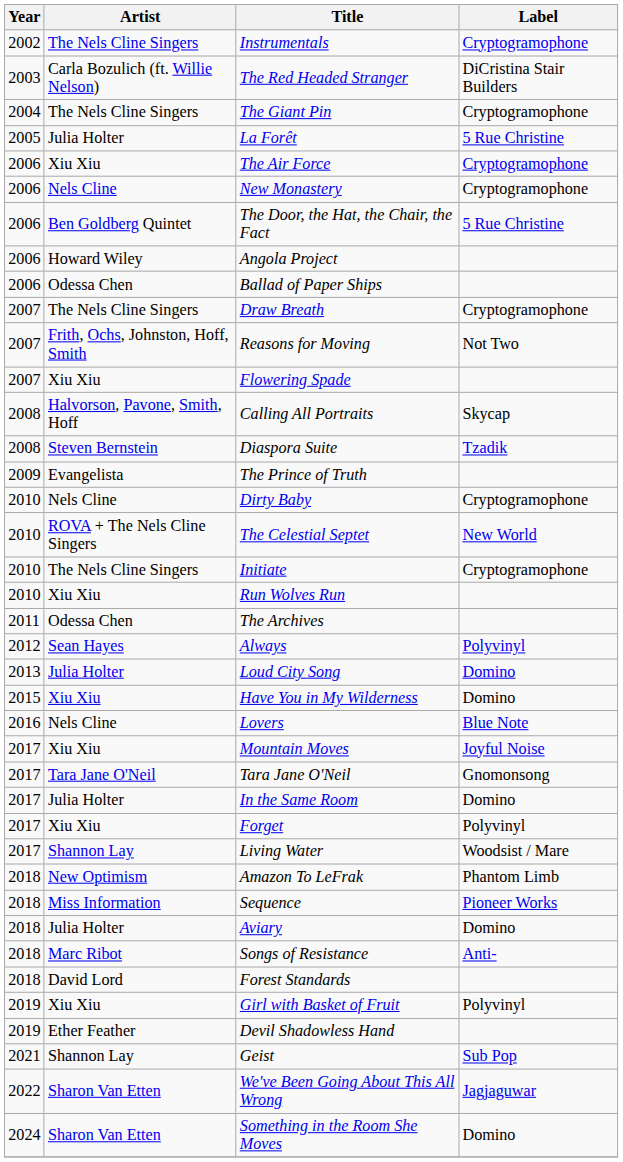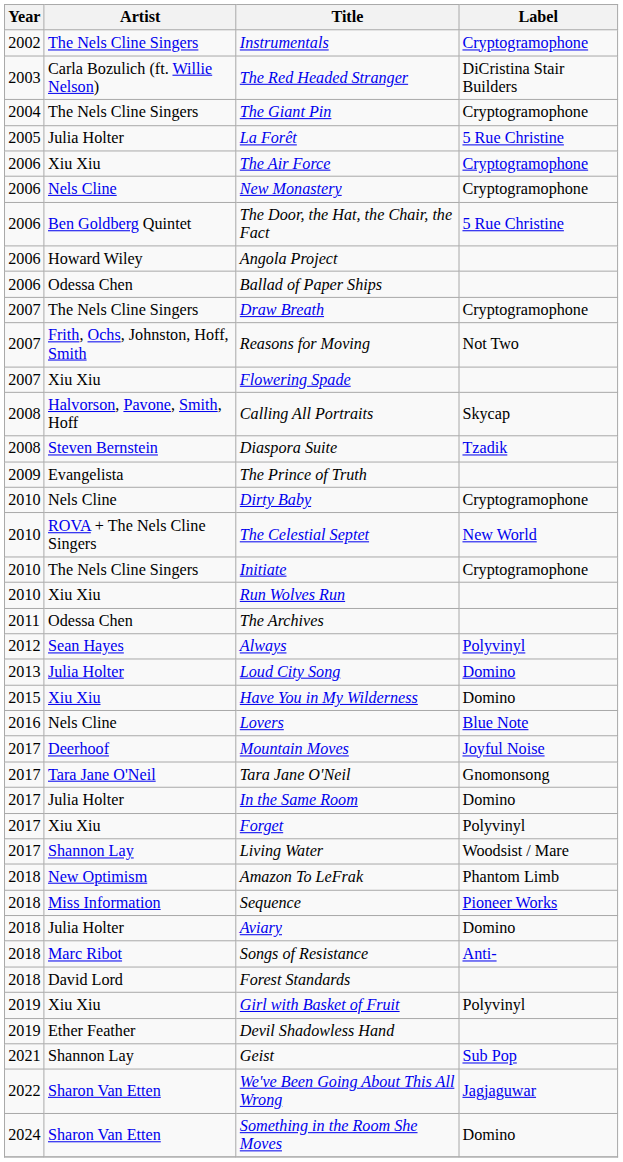(74, 748) Xiu Xiu -> (79, 748) Deerhoof
